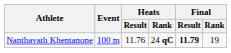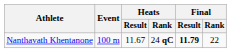(135, 40) 11.76 -> (135, 40) 11.67
(214, 40) 19 -> (214, 40) 22
